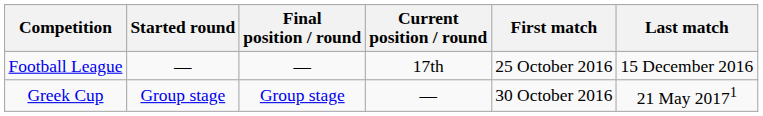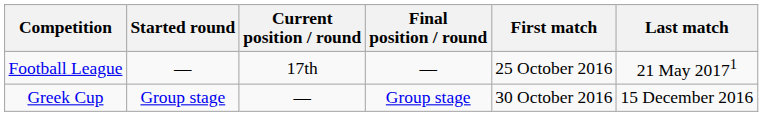columns swapped: (428, 28) <-> (302, 28)
(687, 65) 15 December 2016 -> (687, 67) 21 May 20171
(687, 95) 21 May 20171 -> (687, 97) 15 December 2016
